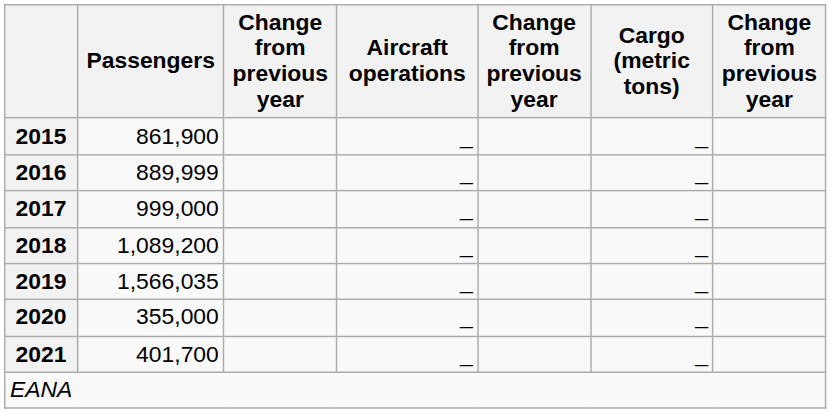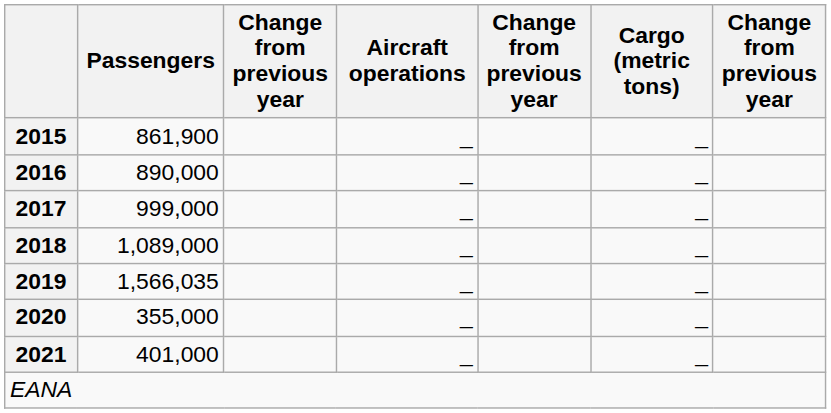(177, 172) 889,999 -> (177, 172) 890,000
(168, 245) 1,089,200 -> (168, 245) 1,089,000
(177, 353) 401,700 -> (177, 353) 401,000
